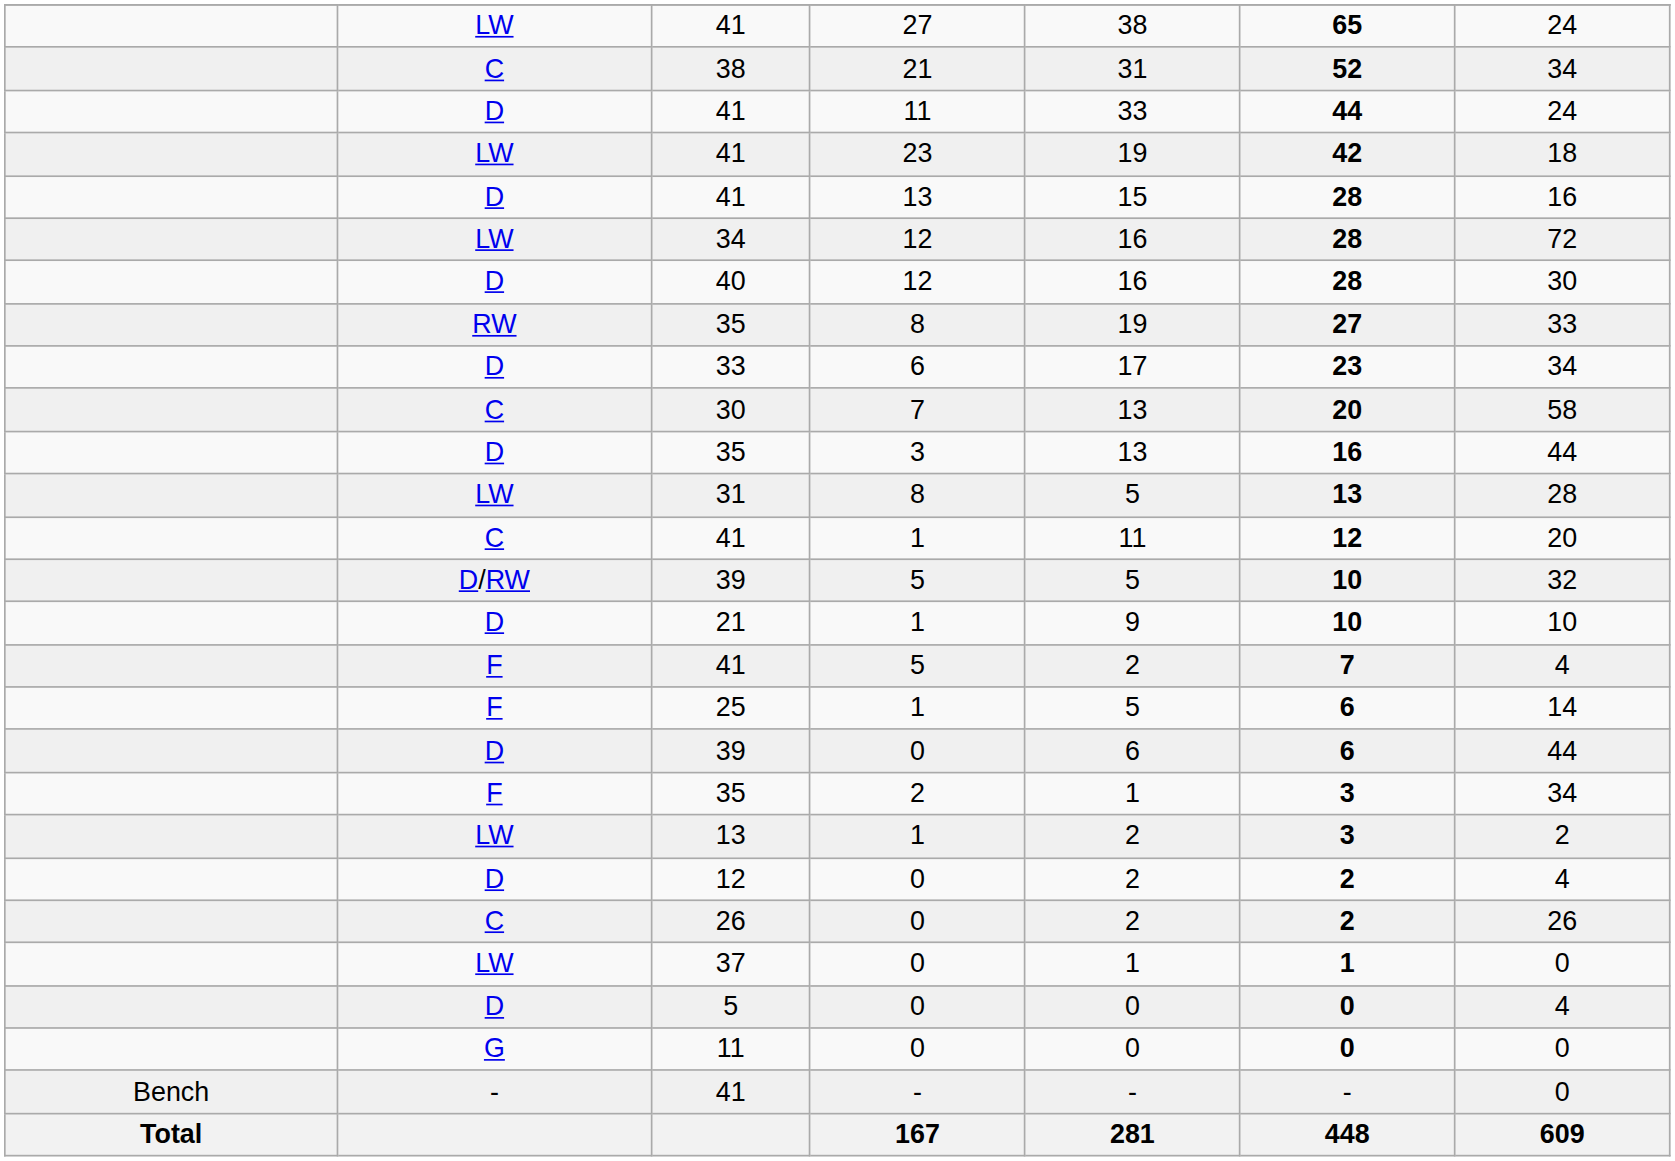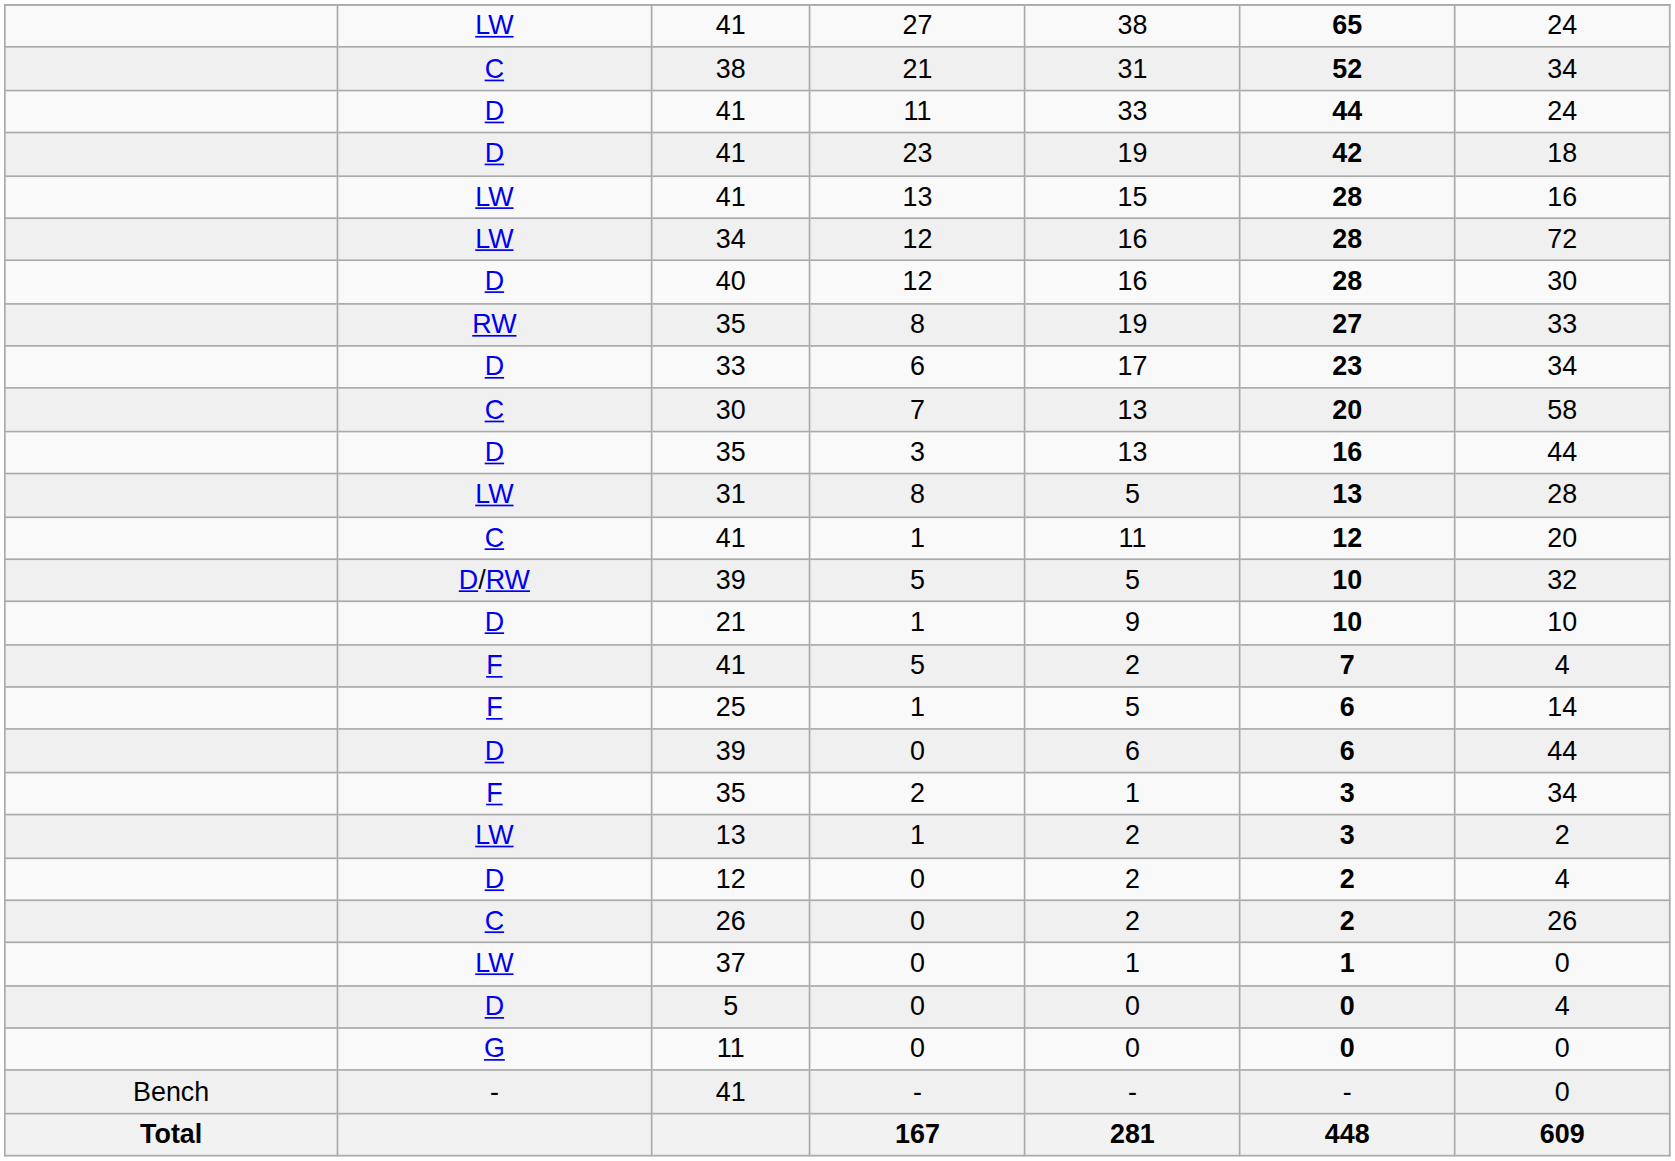(494, 153) LW -> (494, 153) D
(494, 196) D -> (494, 196) LW
